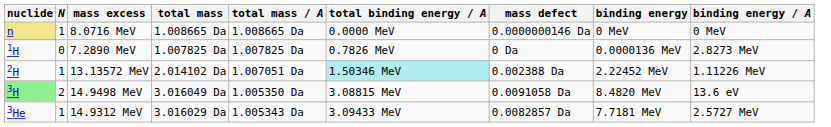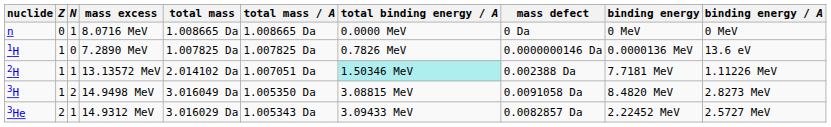+ column: (62, 13)
(10, 31) khaki background -> (10, 31) no background
(541, 31) 0.0000000146 Da -> (517, 31) 0 Da
(505, 50) 0 Da -> (553, 50) 0.0000000146 Da
(726, 50) 2.8273 MeV -> (728, 50) 13.6 eV
(632, 71) 2.22452 MeV -> (640, 71) 7.7181 MeV
(13, 91) lightgreen background -> (13, 91) no background
(716, 91) 13.6 eV -> (738, 91) 2.8273 MeV
(629, 112) 7.7181 MeV -> (644, 112) 2.22452 MeV
